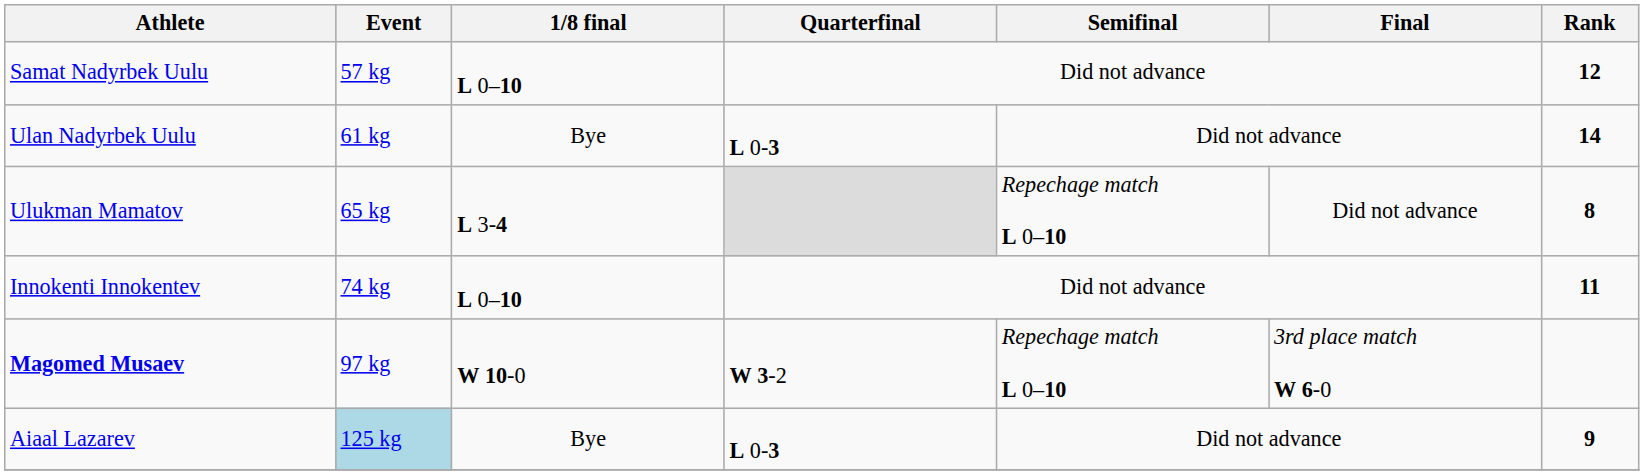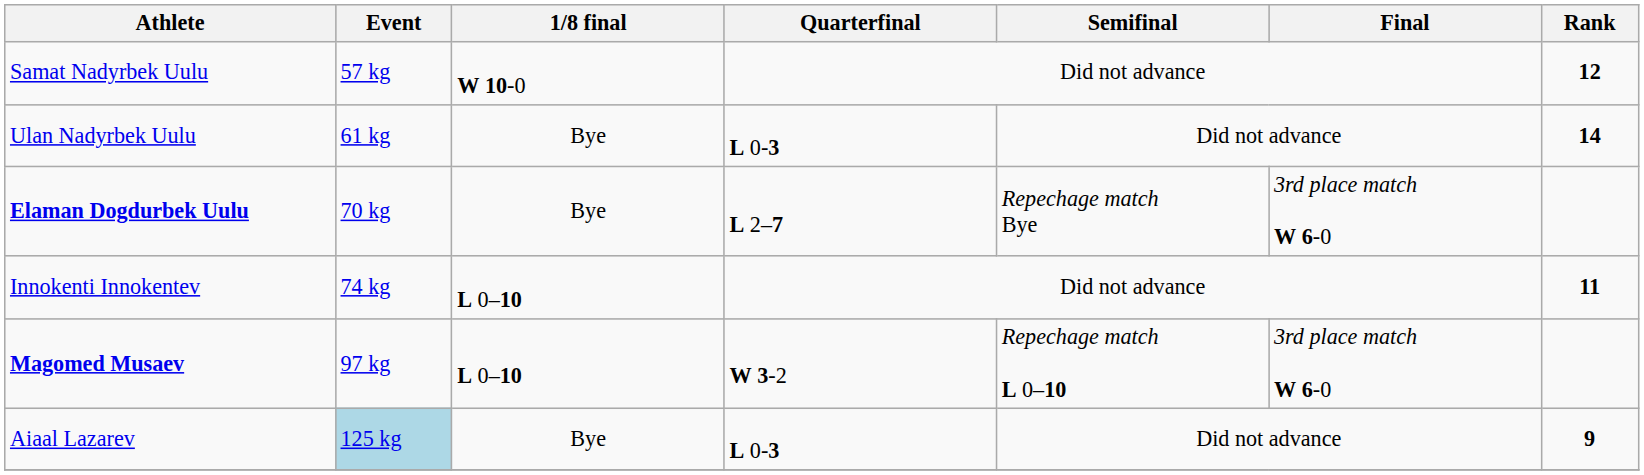(490, 85) L 0–10 -> (491, 85) W 10-0
- row: (96, 211)
+ row: (129, 211)
(491, 376) W 10-0 -> (490, 376) L 0–10
